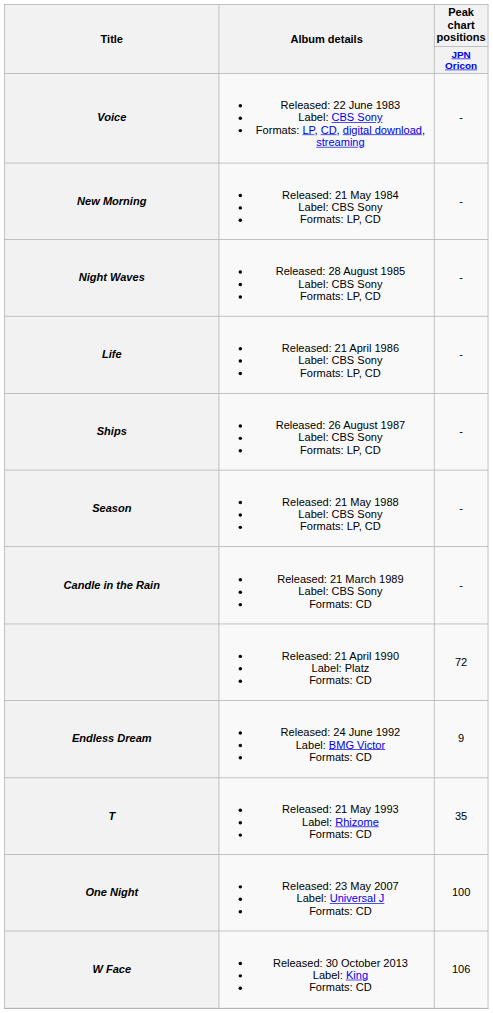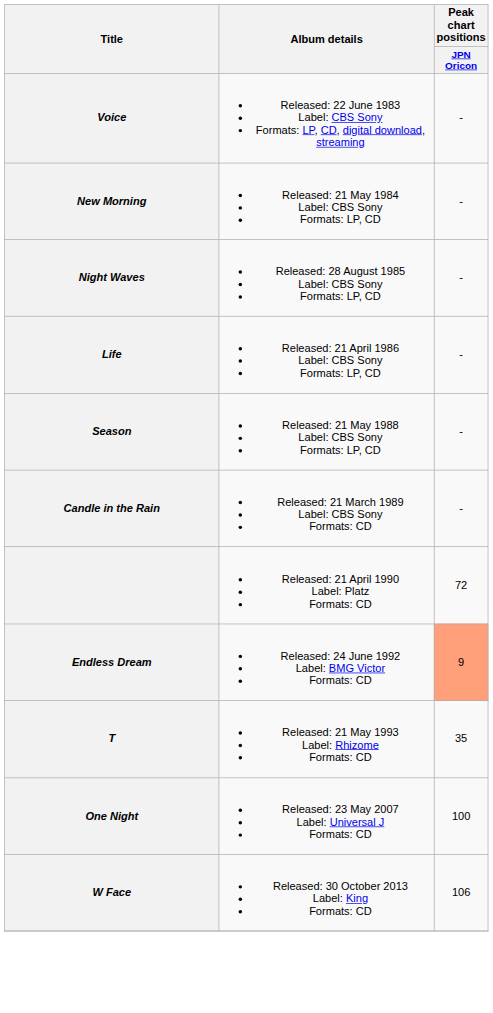- row: (112, 431)
(461, 739) no background -> (461, 662) lightsalmon background
